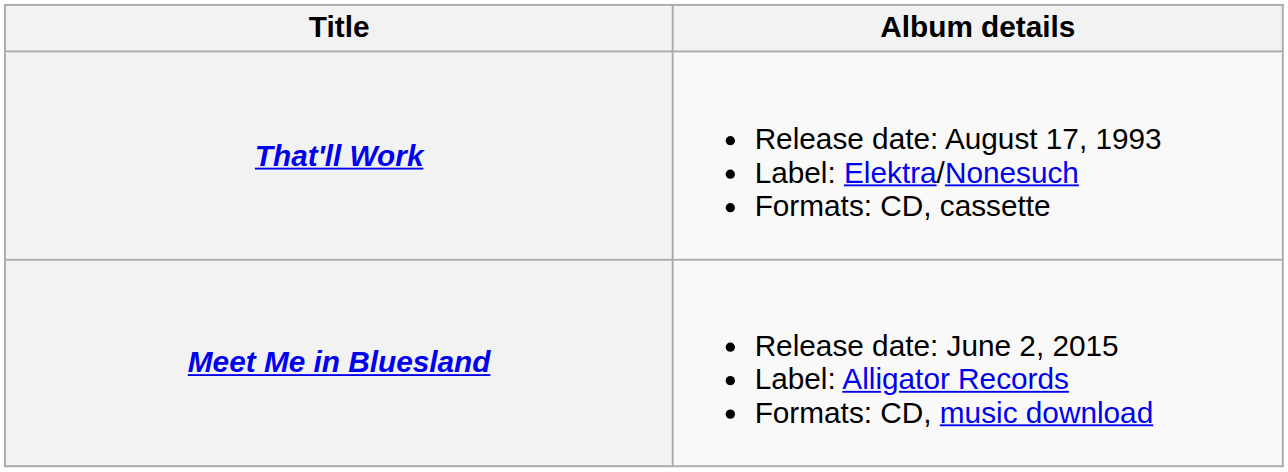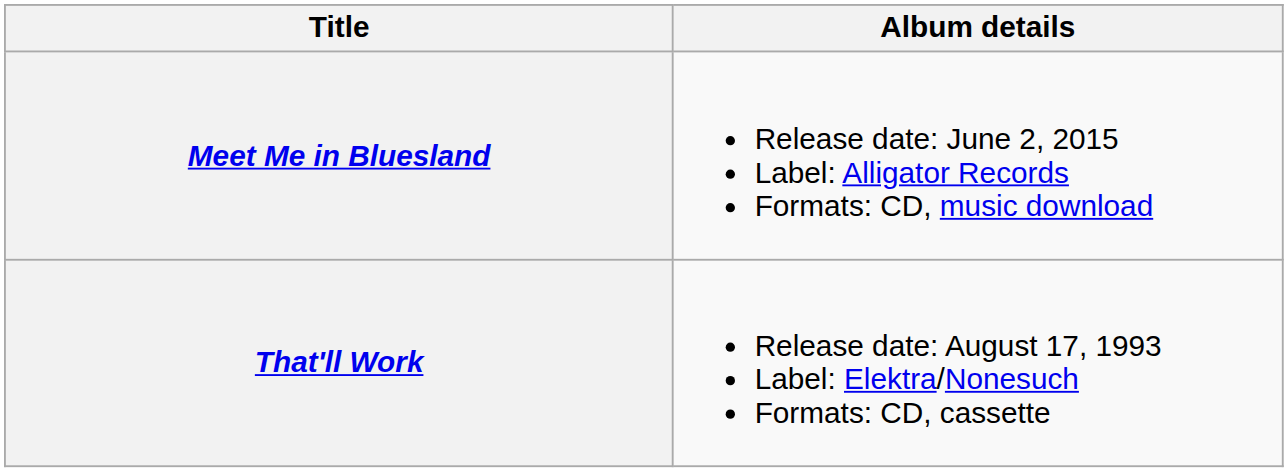rows swapped: (339, 155) <-> (339, 362)
